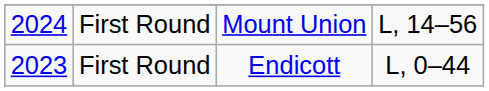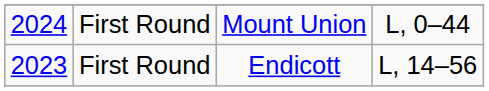(428, 24) L, 14–56 -> (428, 24) L, 0–44
(428, 65) L, 0–44 -> (428, 65) L, 14–56
